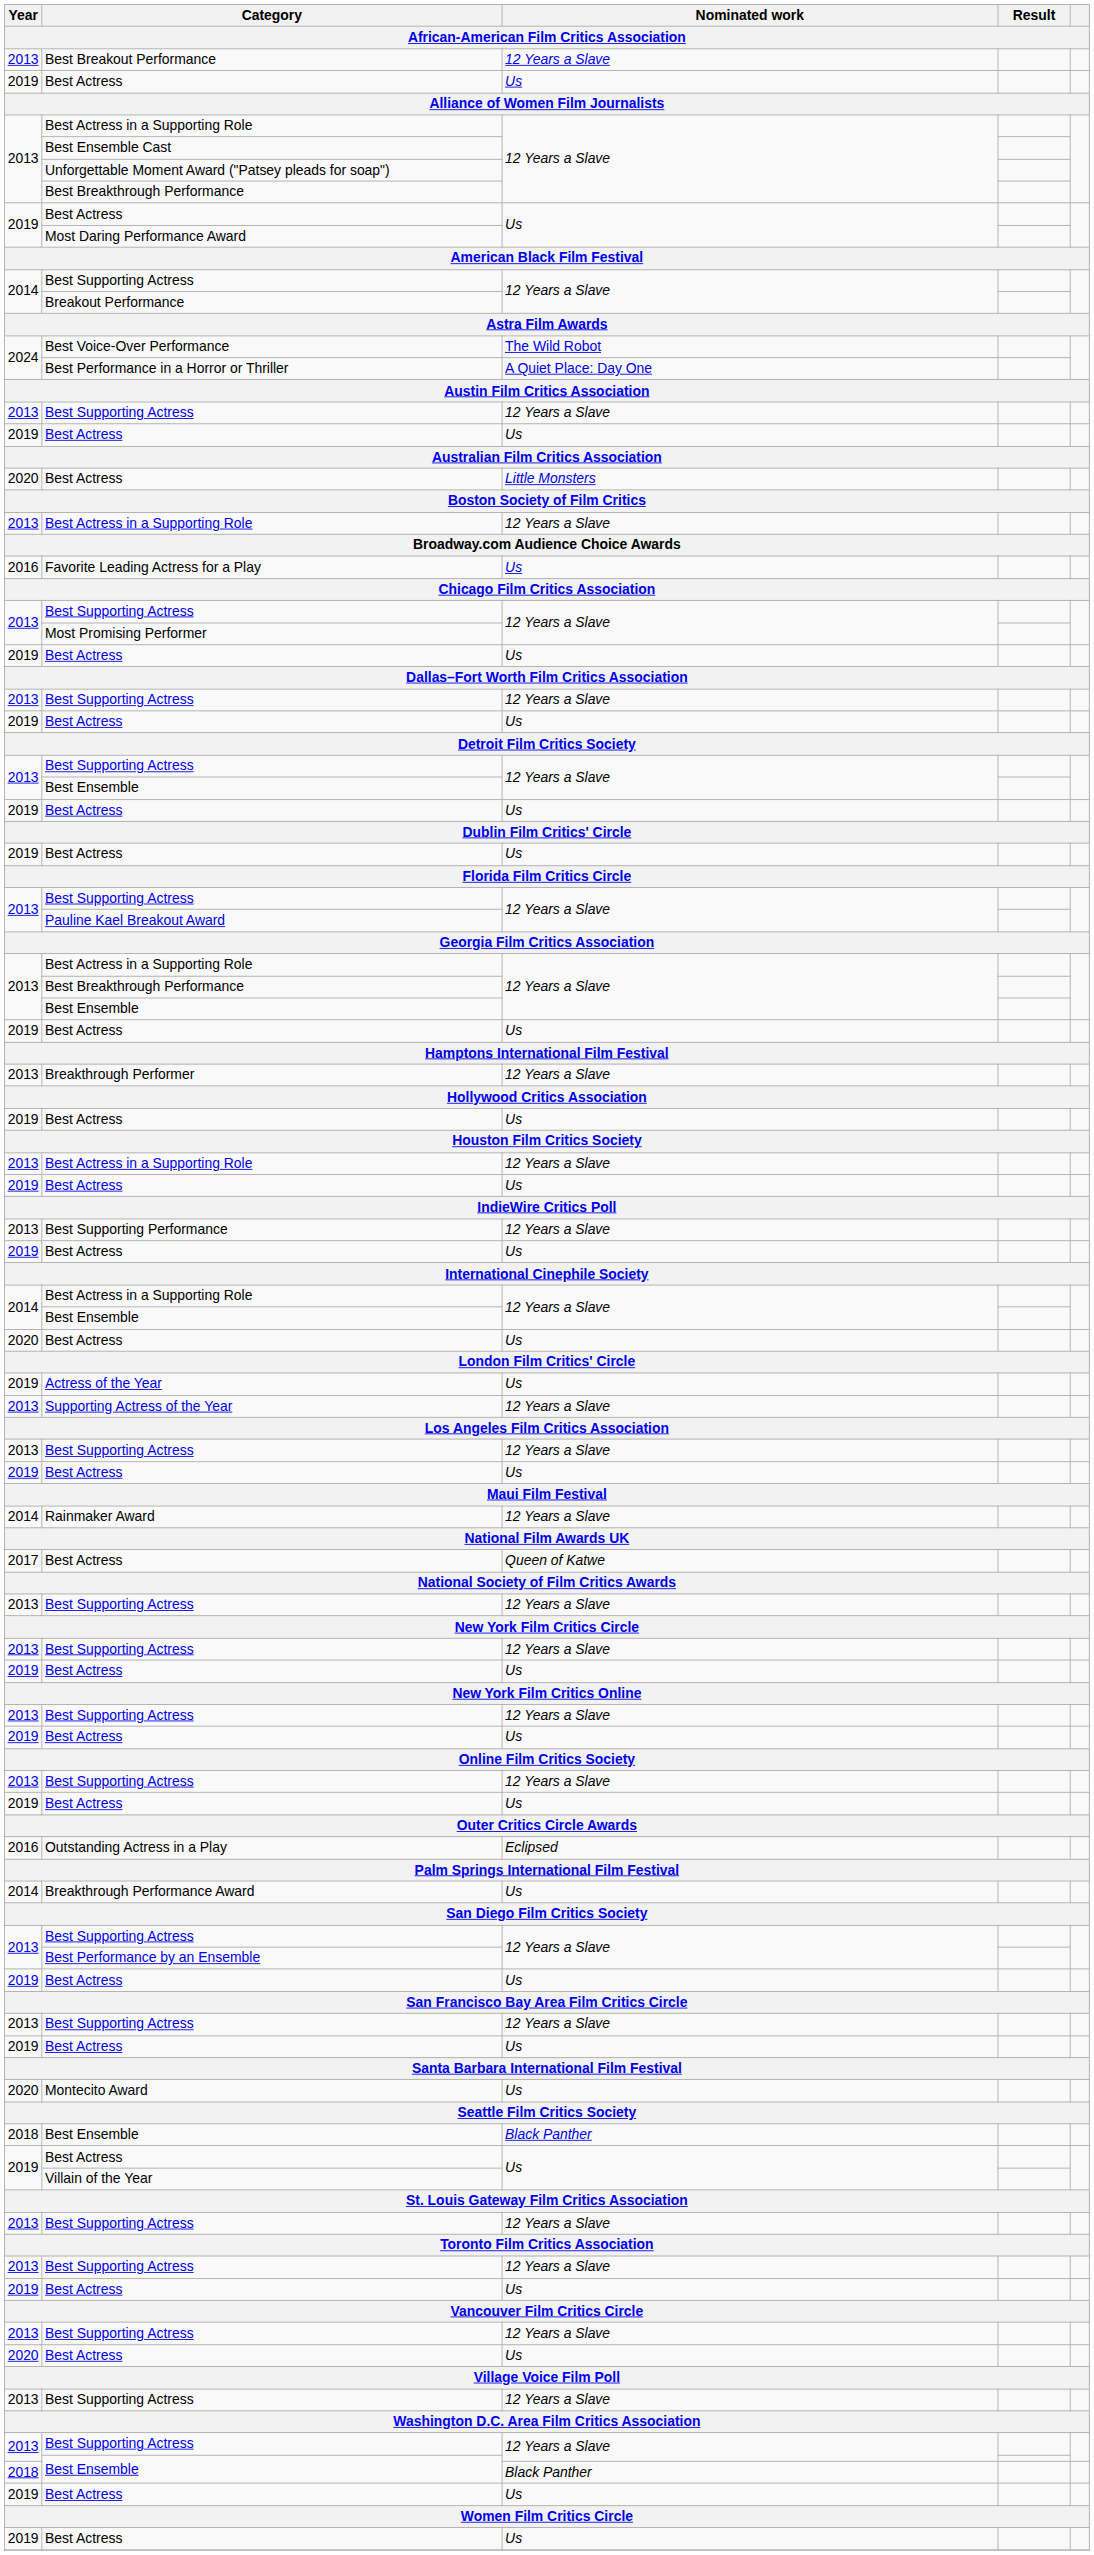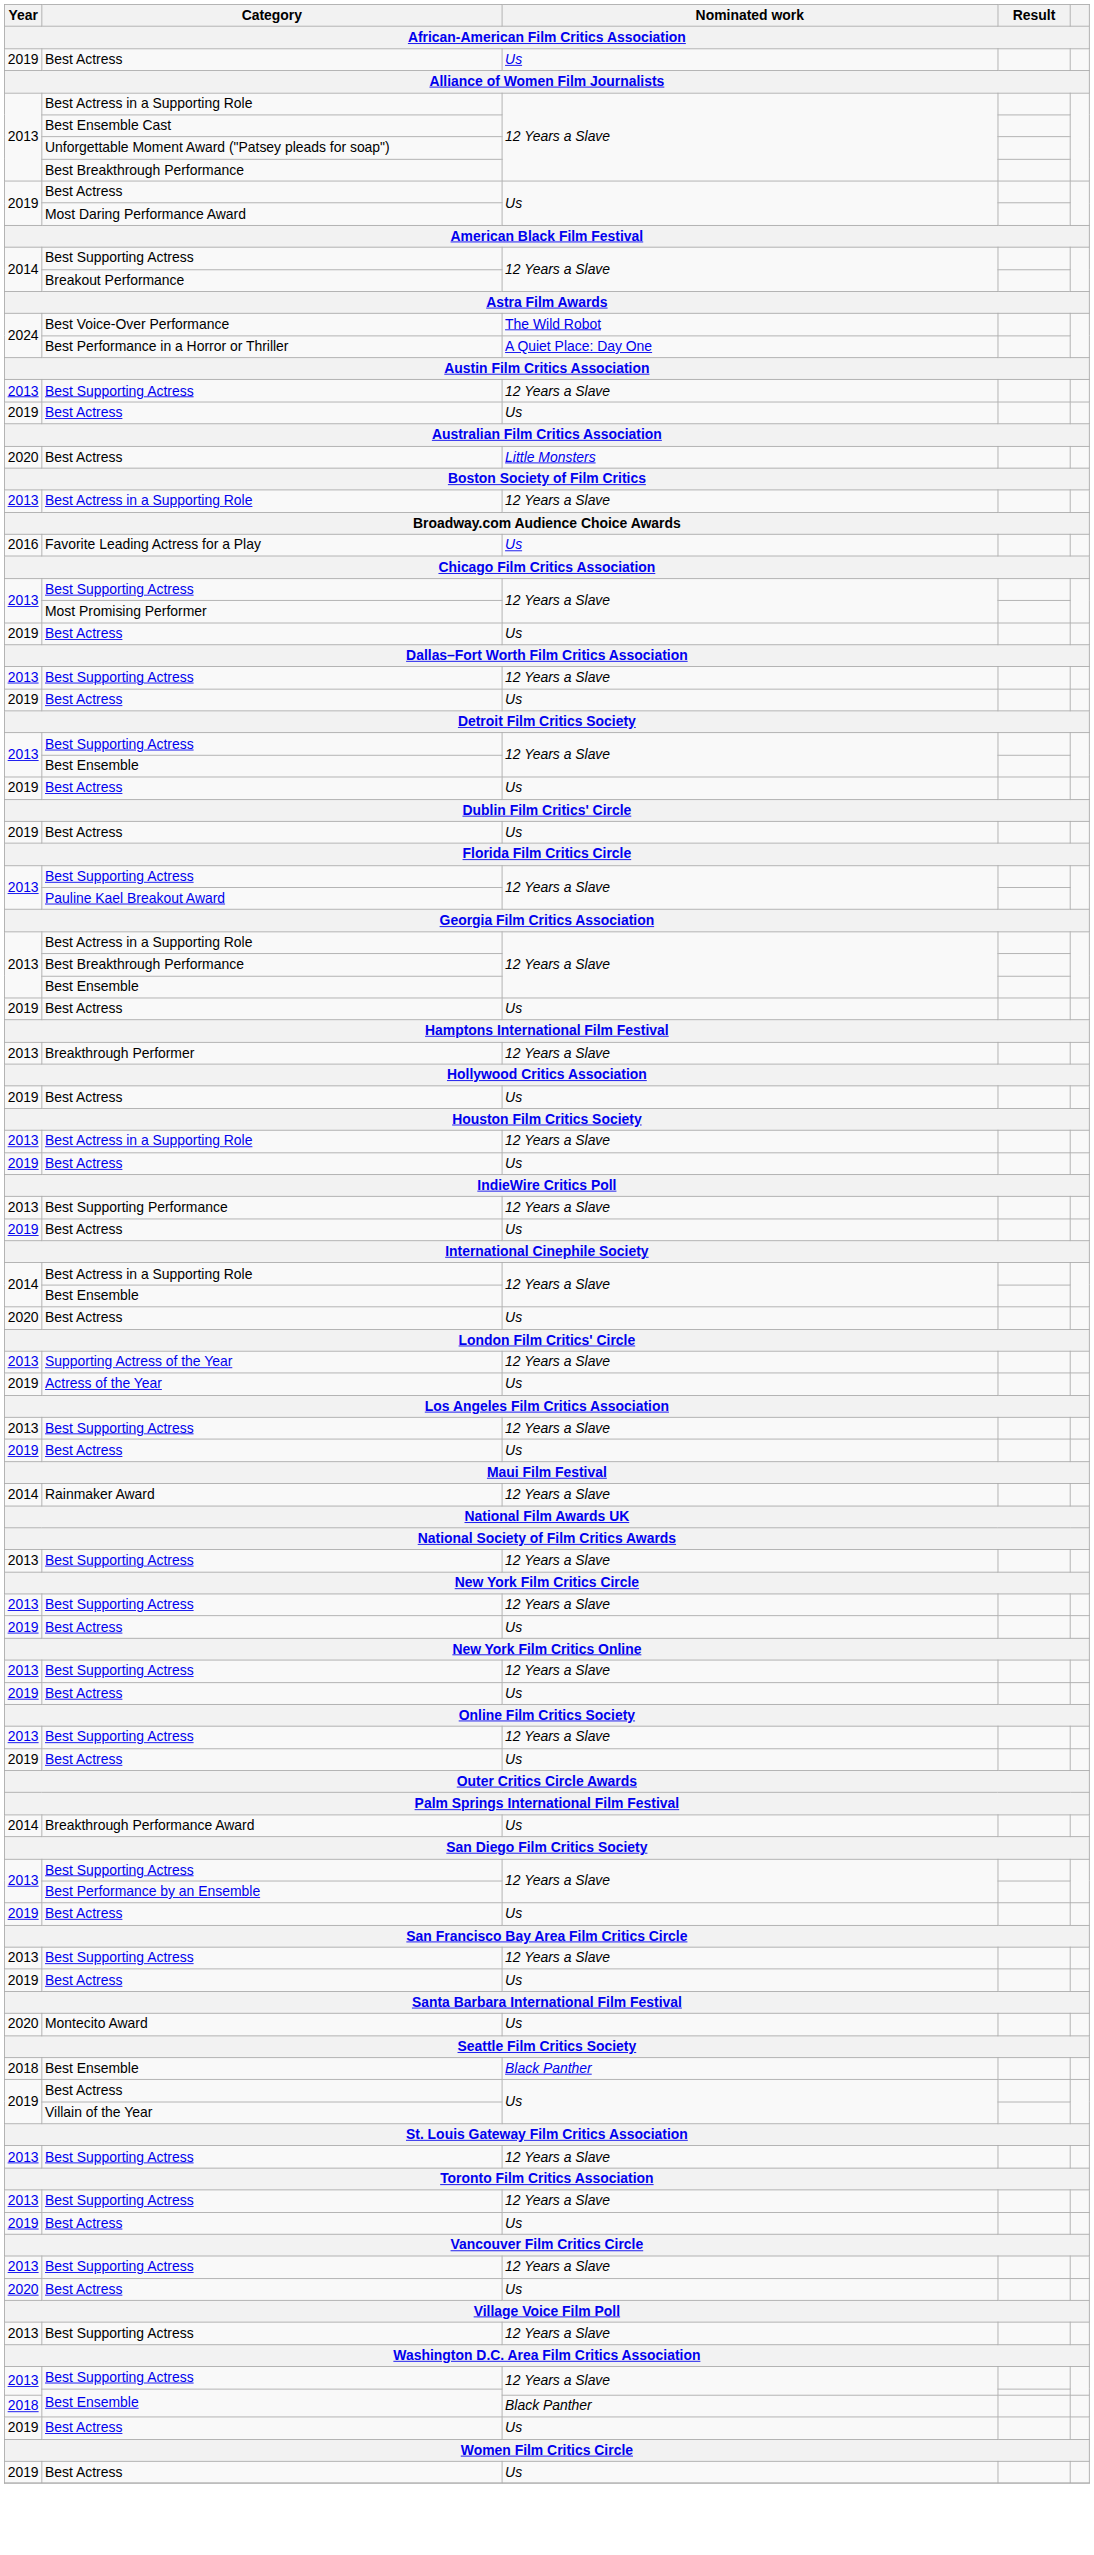- row: (23, 59)
rows swapped: (23, 1406) <-> (23, 1384)
- row: (23, 1560)
- row: (23, 1847)
